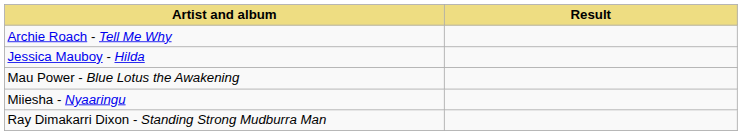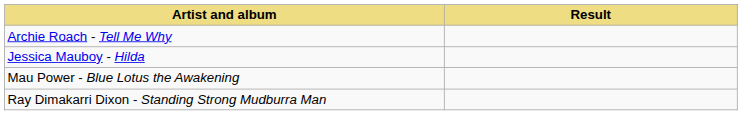- row: (67, 99)
